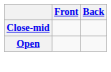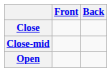+ row: (28, 28)
